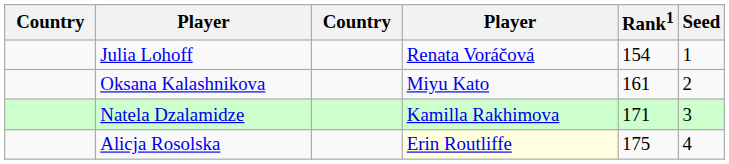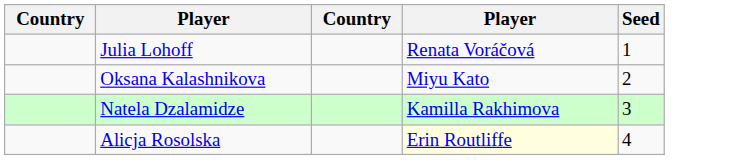- column: (648, 22)
